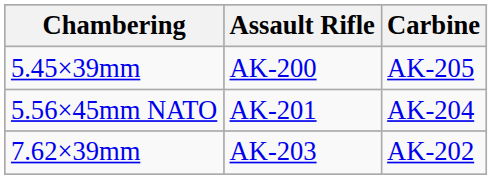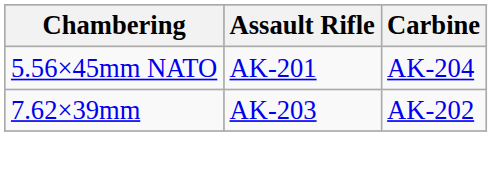- row: (76, 67)
